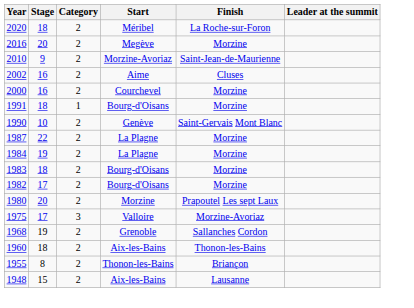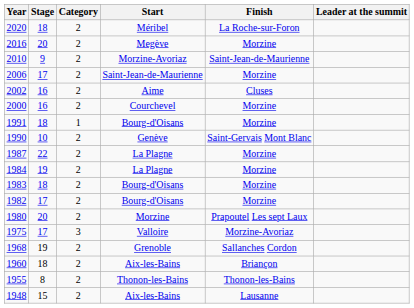+ row: (17, 75)
(230, 248) Thonon-les-Bains -> (259, 264) Briançon
(230, 264) Briançon -> (259, 279) Thonon-les-Bains
